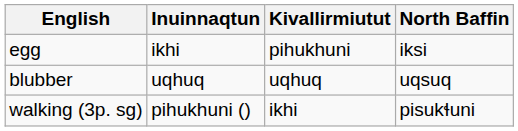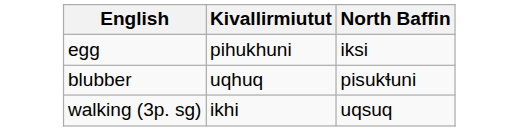- column: (206, 19)
(425, 79) uqsuq -> (378, 79) pisukɬuni
(437, 110) pisukɬuni -> (366, 110) uqsuq
